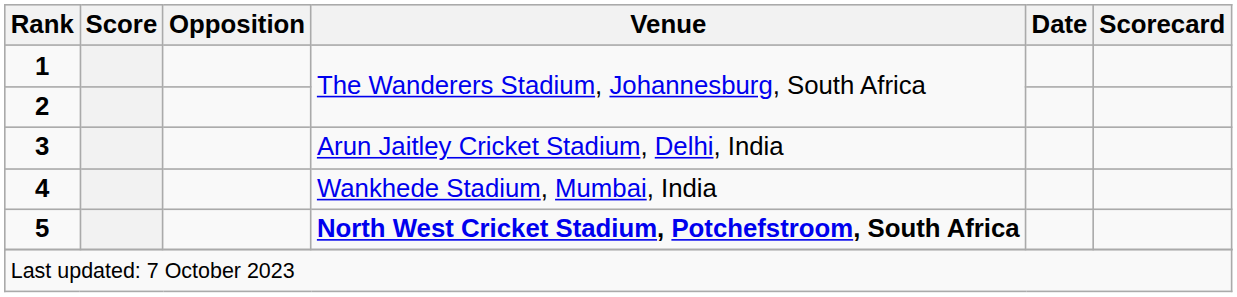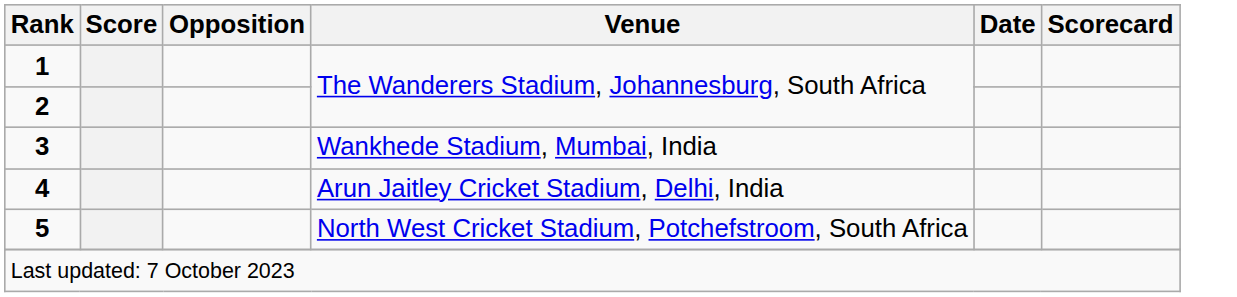(550, 147) Arun Jaitley Cricket Stadium, Delhi, India -> (517, 147) Wankhede Stadium, Mumbai, India
(517, 188) Wankhede Stadium, Mumbai, India -> (550, 188) Arun Jaitley Cricket Stadium, Delhi, India
(668, 229) bold -> (642, 229) normal
